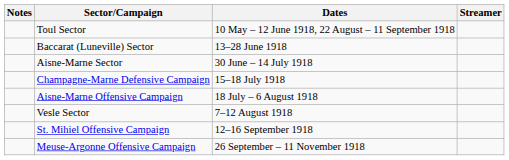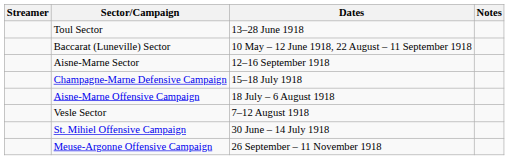columns swapped: (481, 12) <-> (19, 12)
(335, 29) 10 May – 12 June 1918, 22 August – 11 September 1918 -> (268, 29) 13–28 June 1918
(251, 46) 13–28 June 1918 -> (352, 46) 10 May – 12 June 1918, 22 August – 11 September 1918
(264, 63) 30 June – 14 July 1918 -> (281, 63) 12–16 September 1918
(264, 130) 12–16 September 1918 -> (280, 130) 30 June – 14 July 1918
